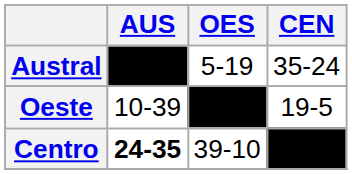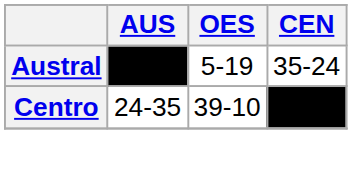- row: (56, 108)
(148, 149) bold -> (148, 108) normal
